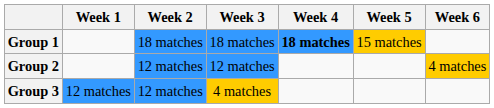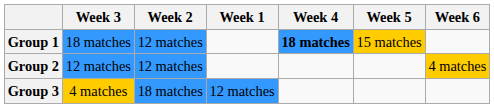columns swapped: (98, 17) <-> (242, 17)
(170, 42) 18 matches -> (170, 42) 12 matches
(170, 91) 12 matches -> (170, 91) 18 matches
